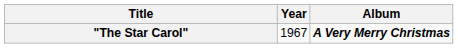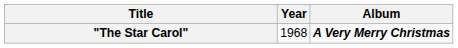(294, 33) 1967 -> (294, 33) 1968
